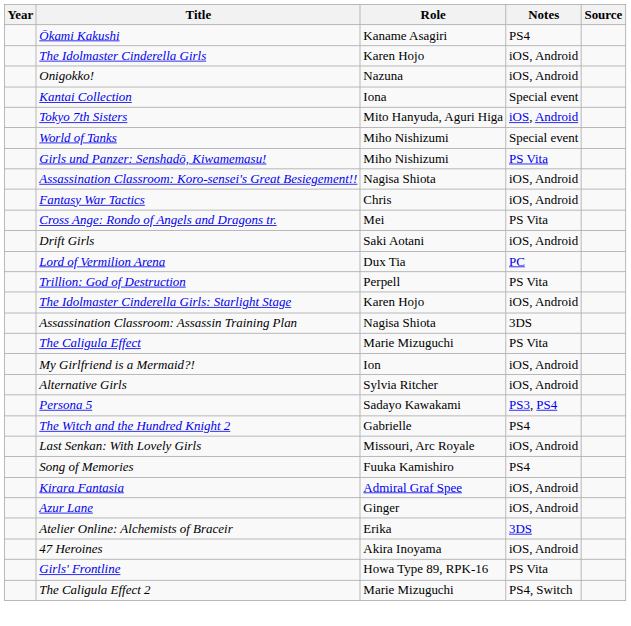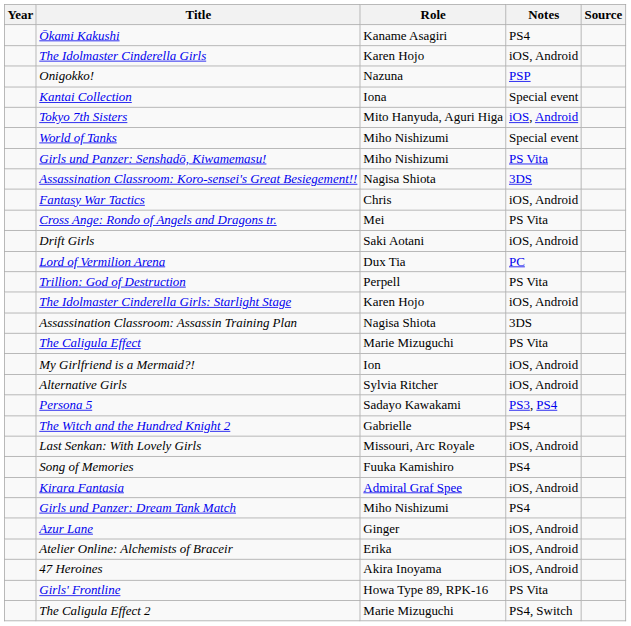(544, 76) iOS, Android -> (520, 76) PSP
(544, 179) iOS, Android -> (521, 179) 3DS
+ row: (138, 508)
(521, 528) 3DS -> (544, 549) iOS, Android
